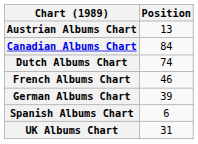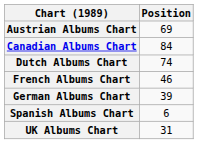(166, 30) 13 -> (166, 30) 69
